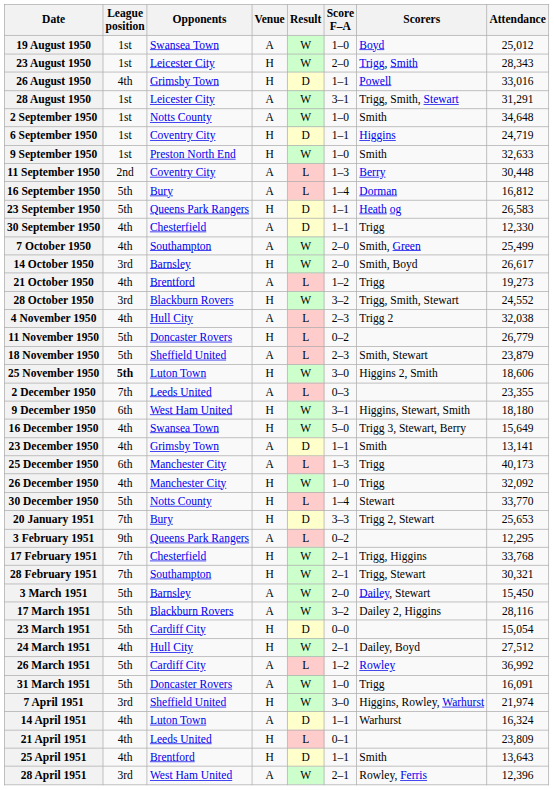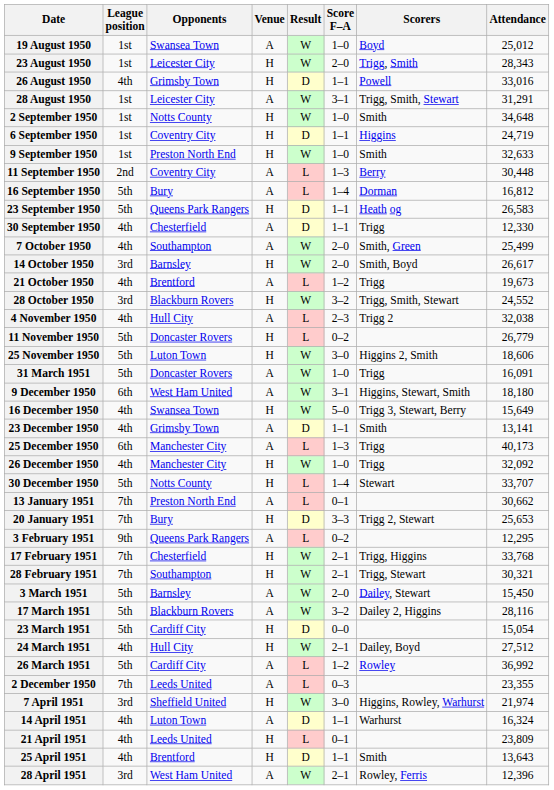(270, 117) A -> (270, 117) H
(518, 282) 19,273 -> (518, 282) 19,673
- row: (54, 355)
(125, 373) bold -> (125, 355) normal
rows swapped: (54, 391) <-> (54, 684)
(270, 410) H -> (270, 391) A
(518, 501) 33,770 -> (518, 483) 33,707
+ row: (54, 501)
